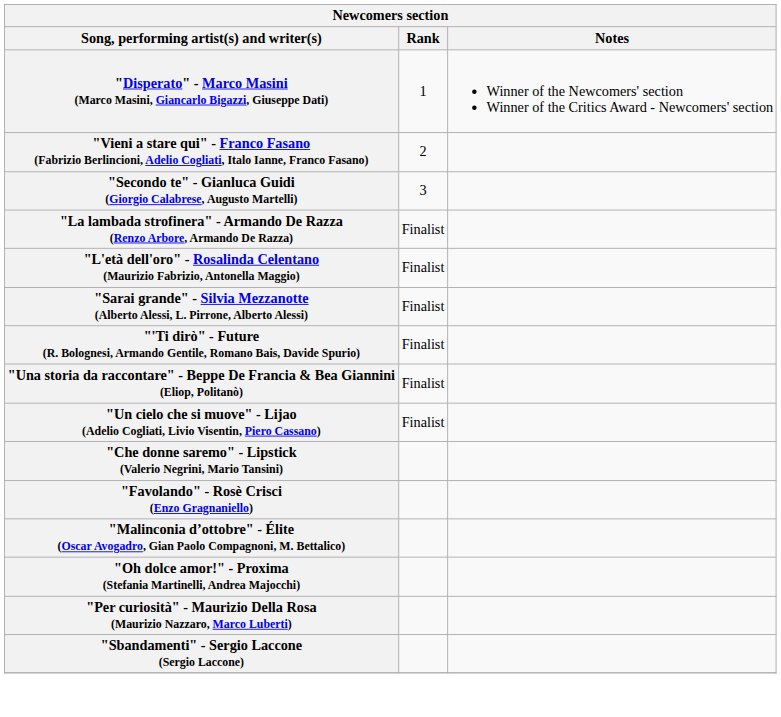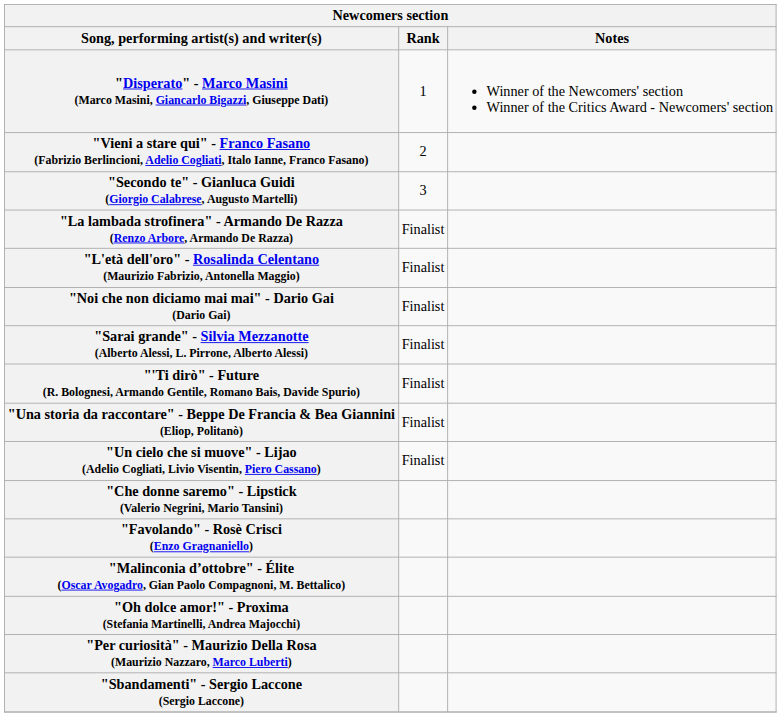+ row: (201, 306)
